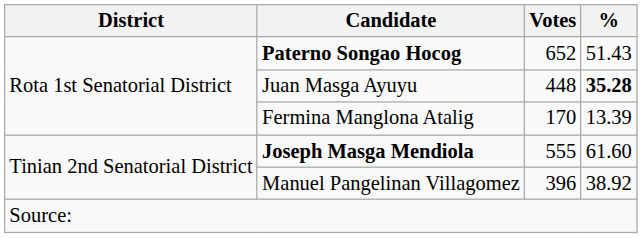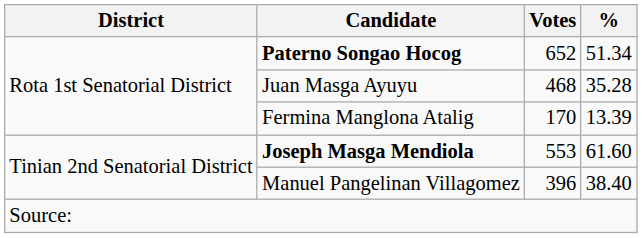(609, 53) 51.43 -> (609, 53) 51.34
(561, 85) 448 -> (561, 85) 468
(609, 85) bold -> (609, 85) normal
(561, 150) 555 -> (561, 150) 553
(609, 183) 38.92 -> (609, 183) 38.40
